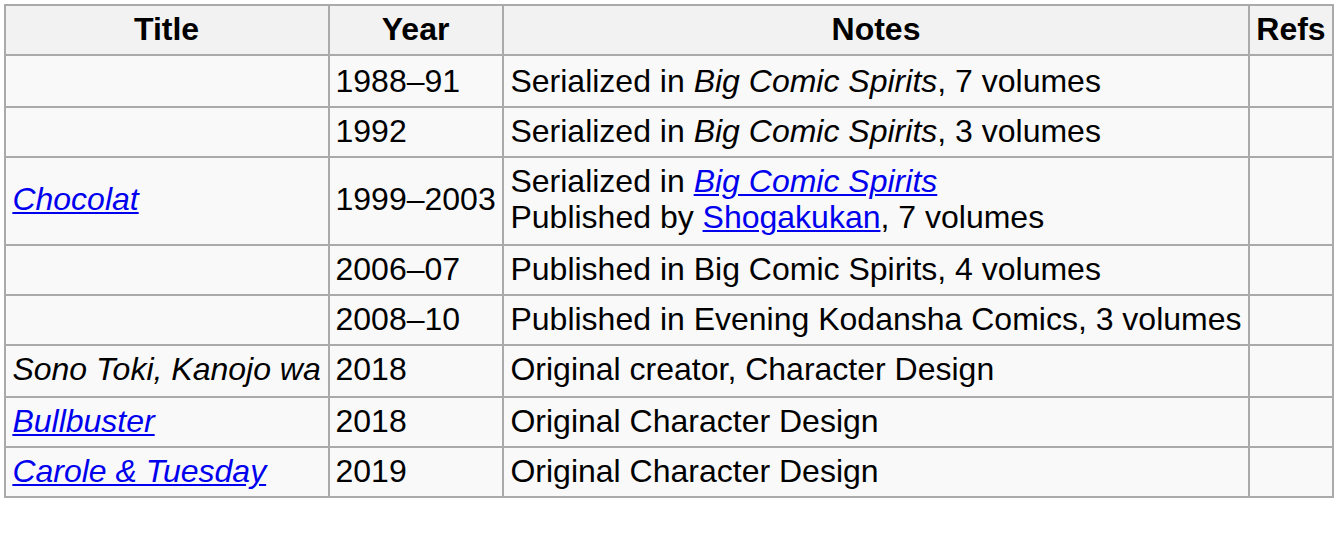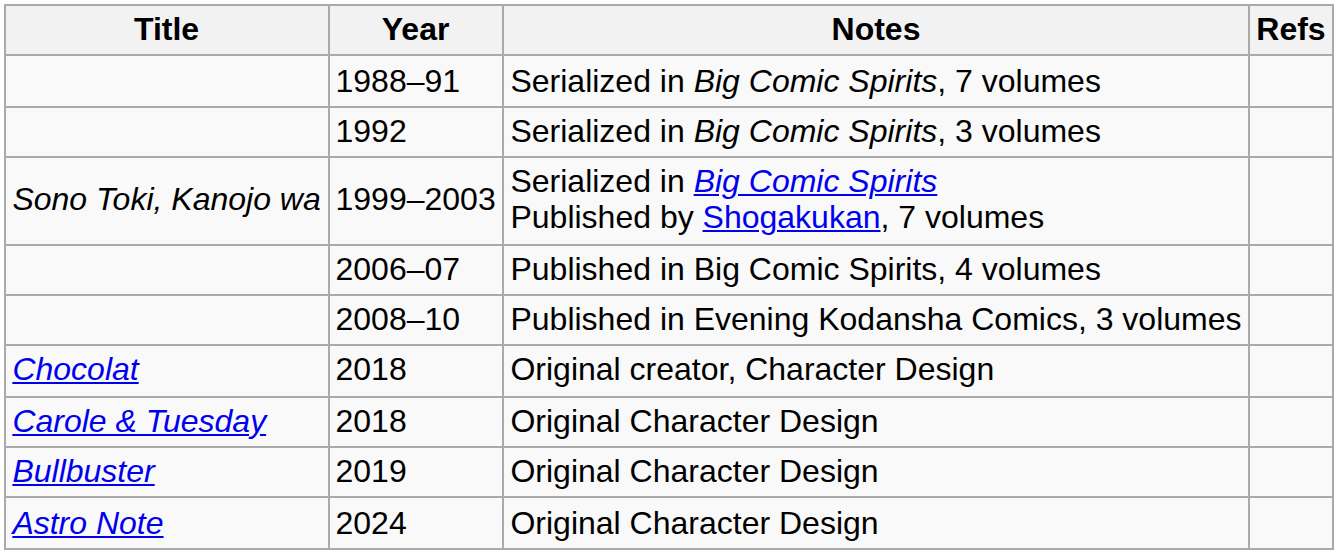(76, 200) Chocolat -> (167, 200) Sono Toki, Kanojo wa
(167, 370) Sono Toki, Kanojo wa -> (76, 370) Chocolat
(84, 421) Bullbuster -> (139, 421) Carole & Tuesday
(139, 471) Carole & Tuesday -> (84, 471) Bullbuster
+ row: (371, 522)
